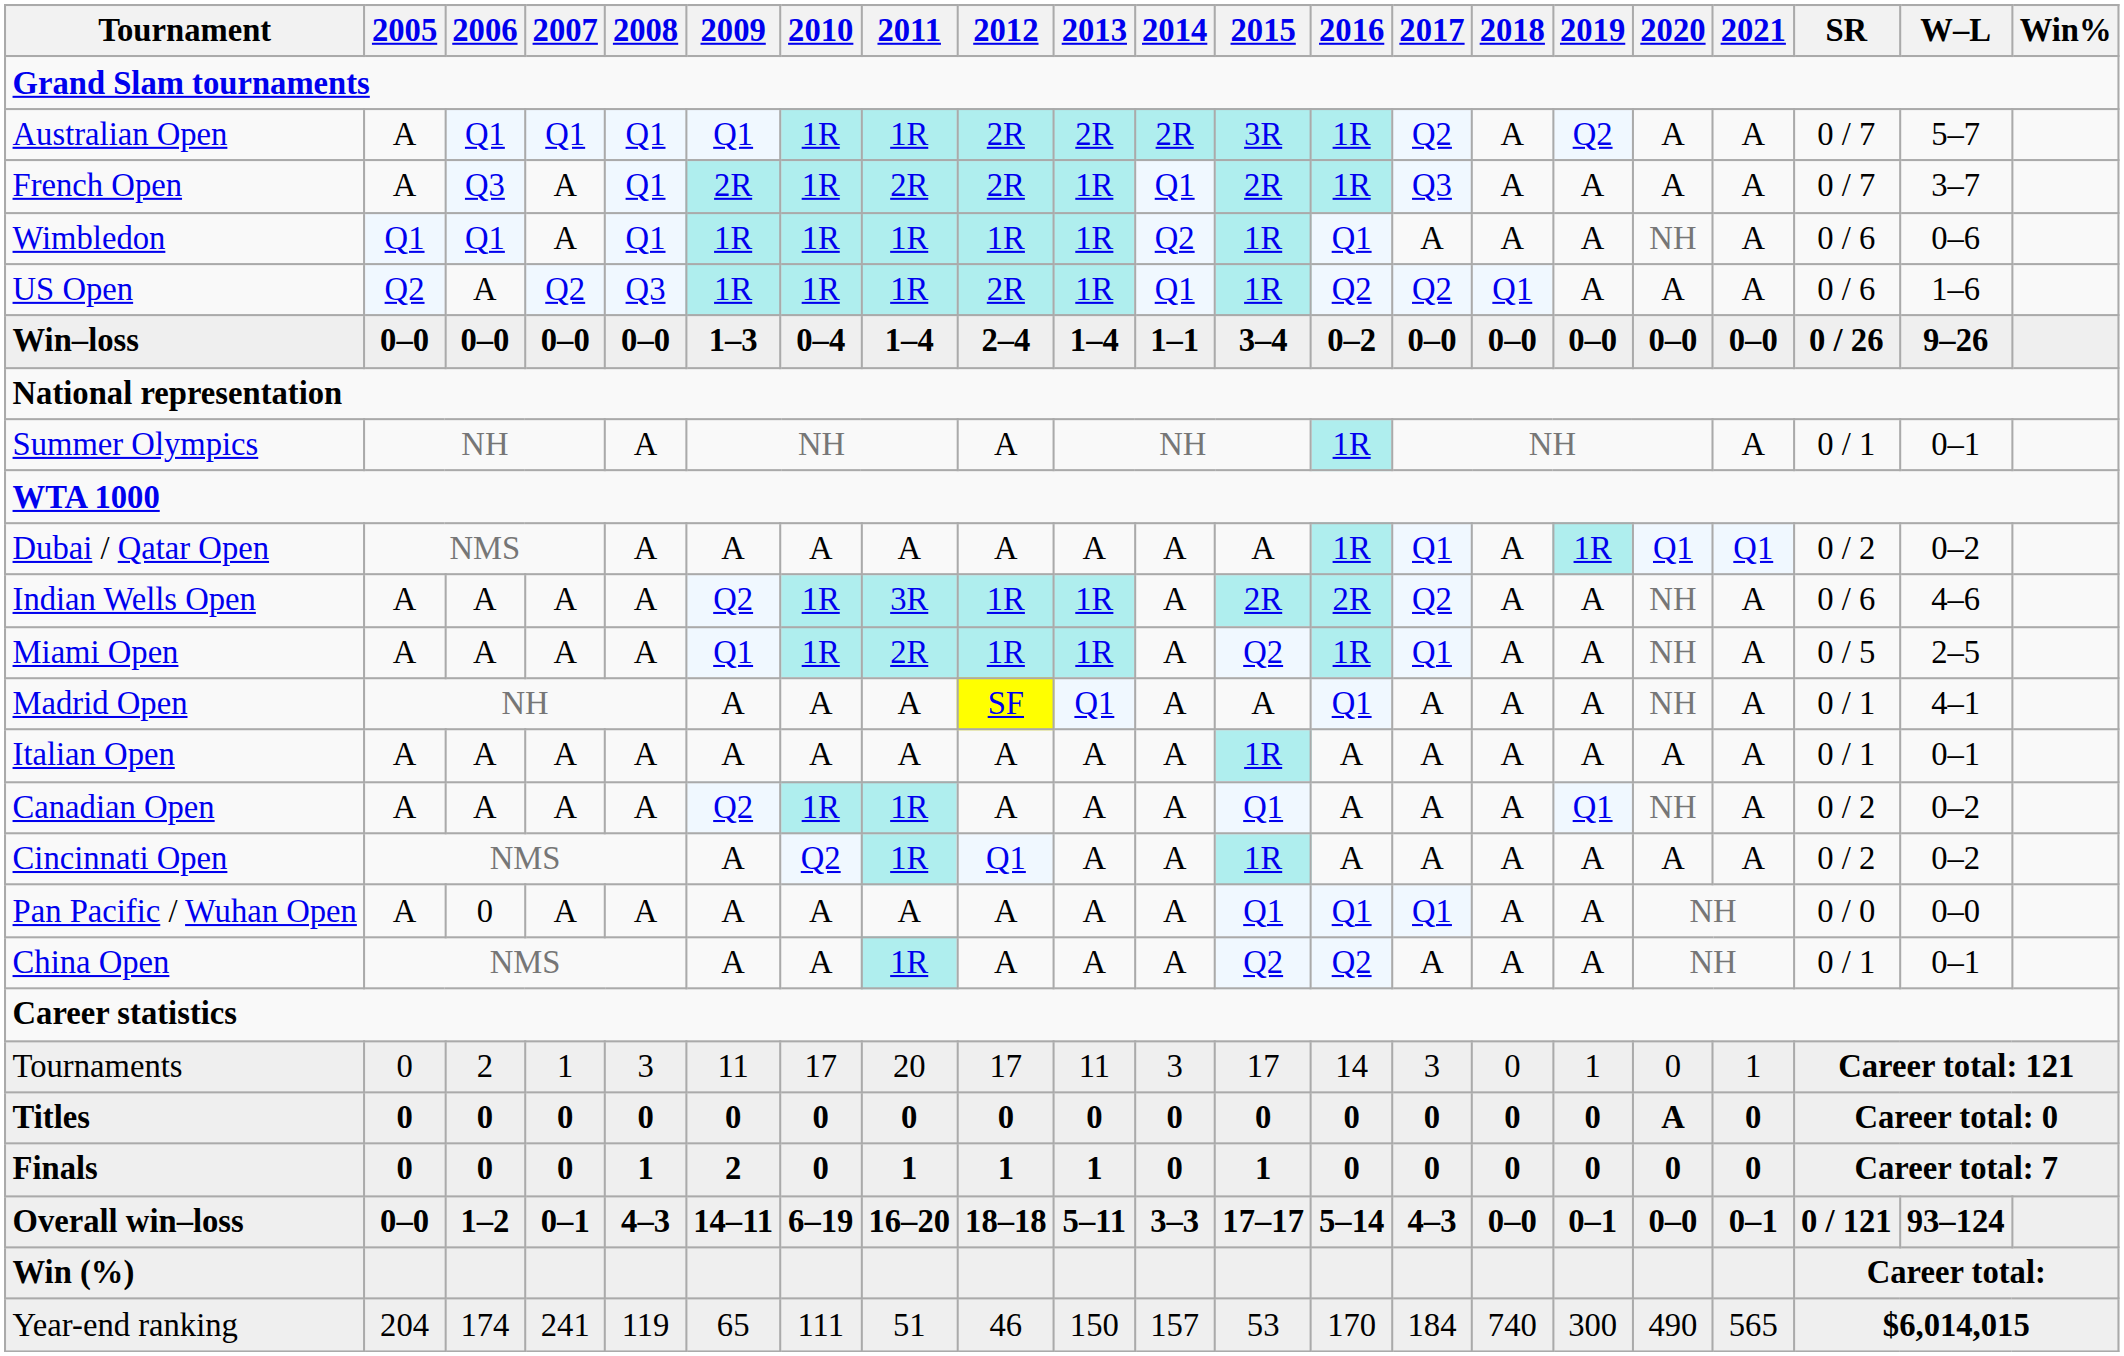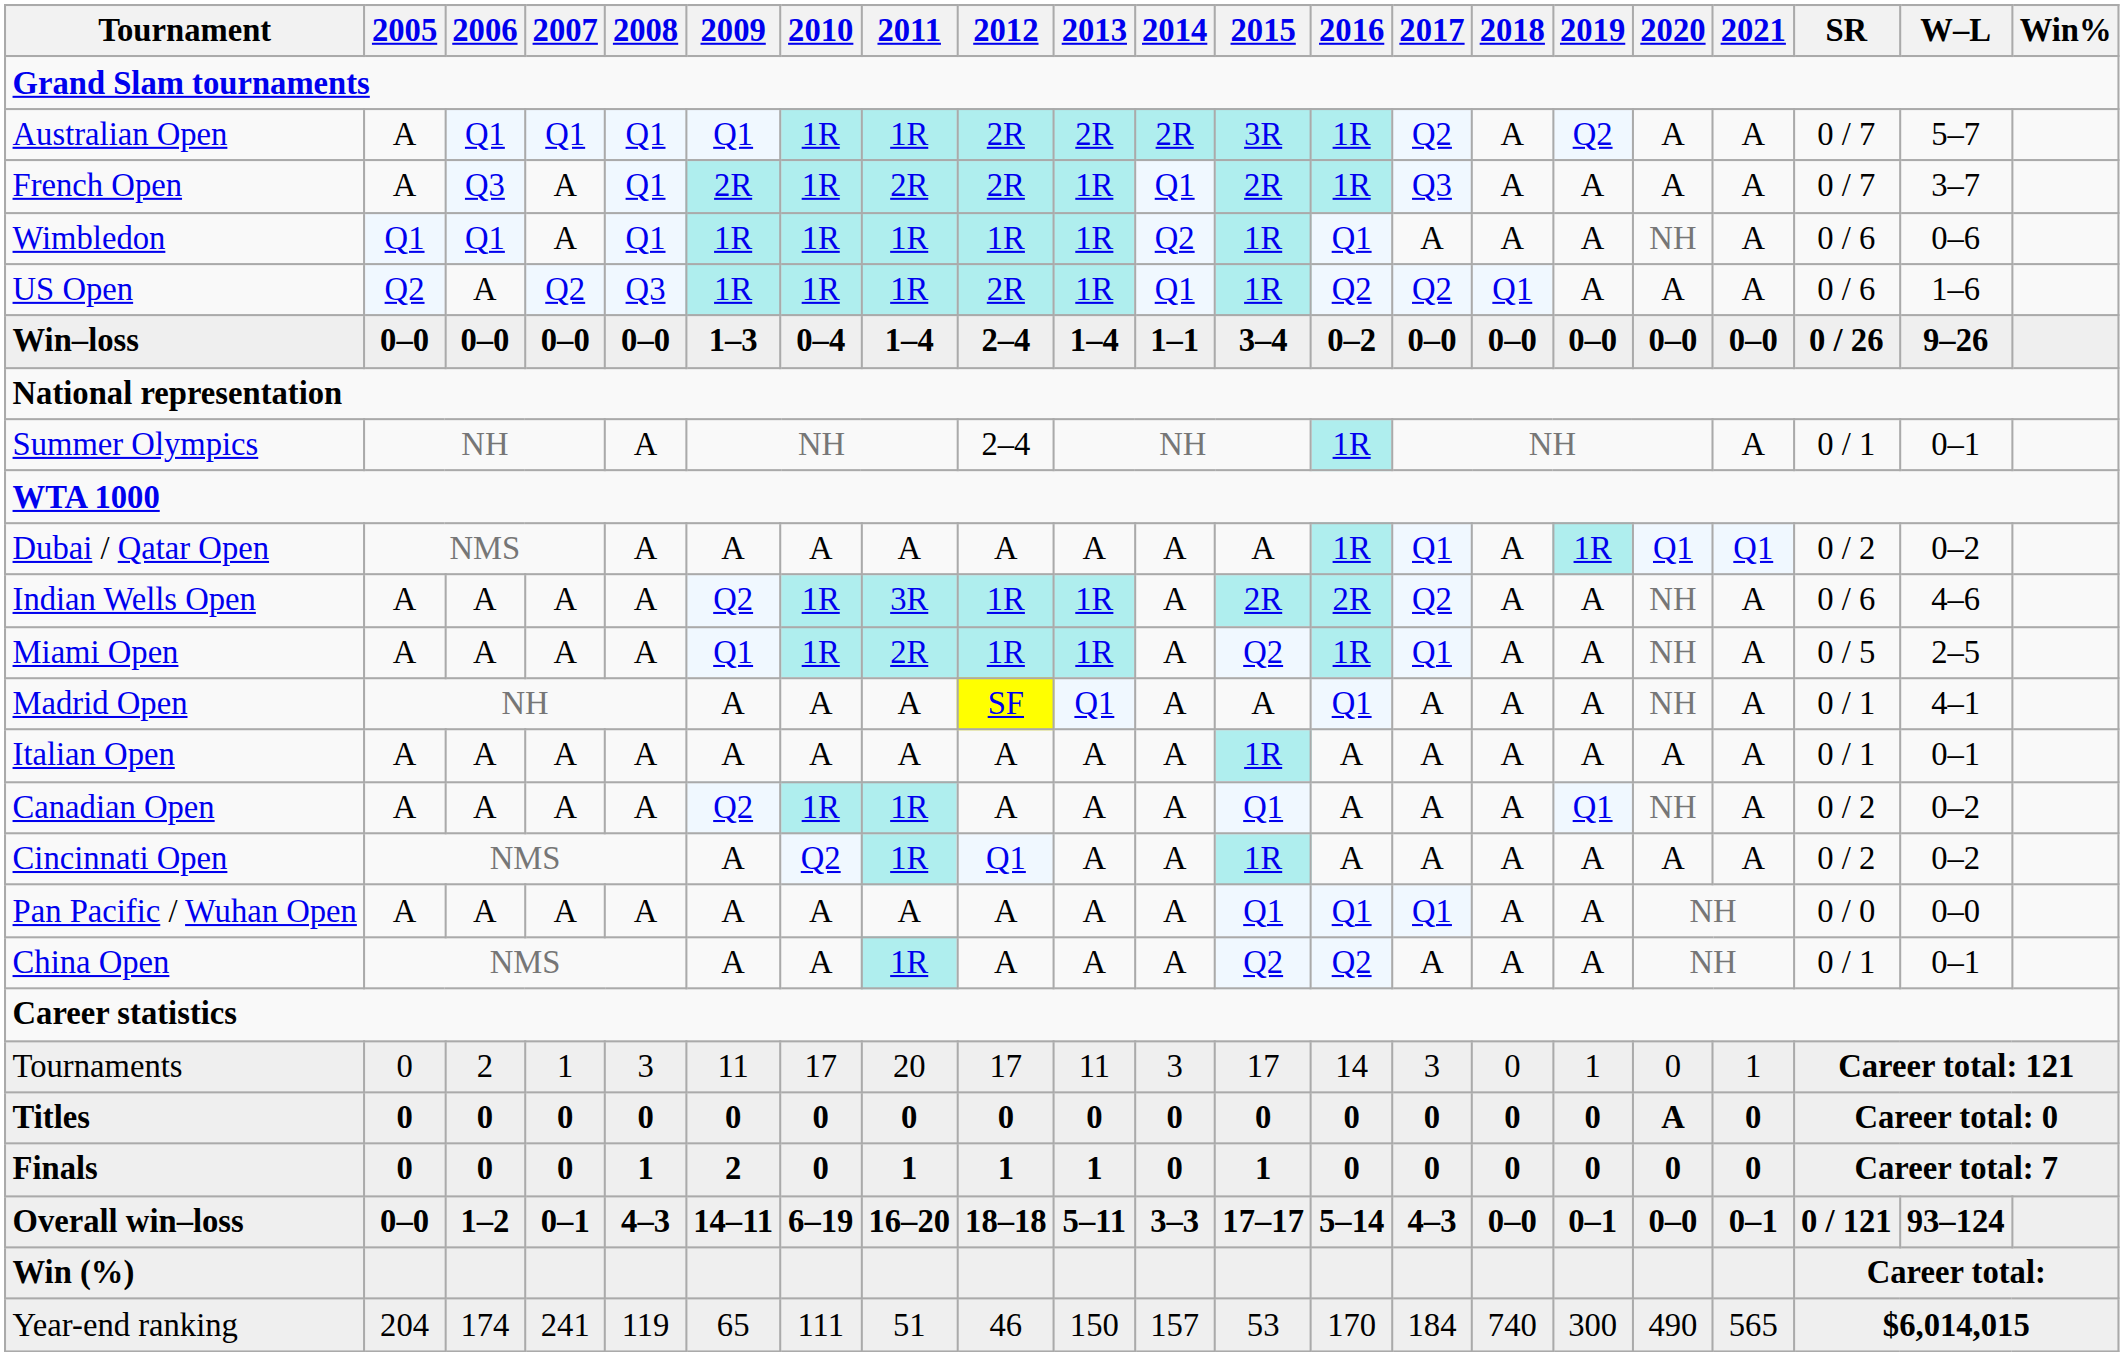(1006, 444) A -> (1006, 444) 2–4
(485, 910) 0 -> (485, 910) A
